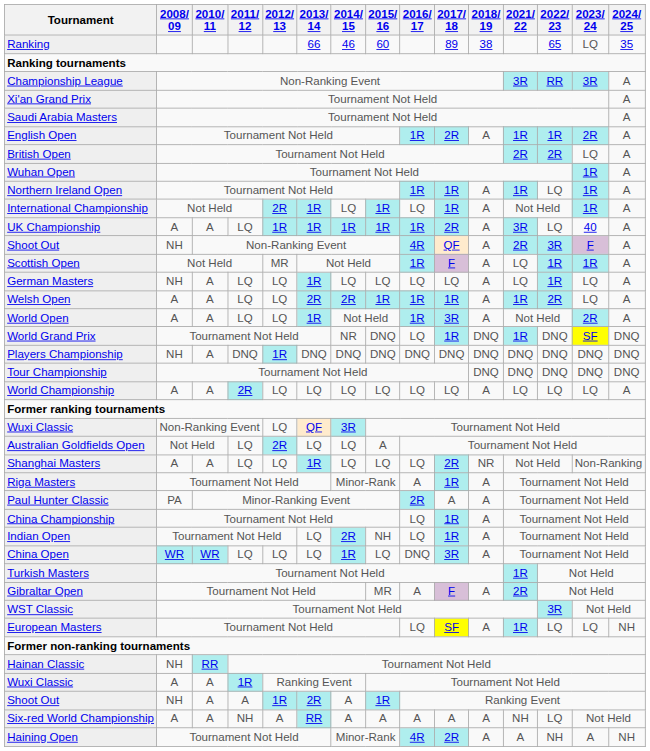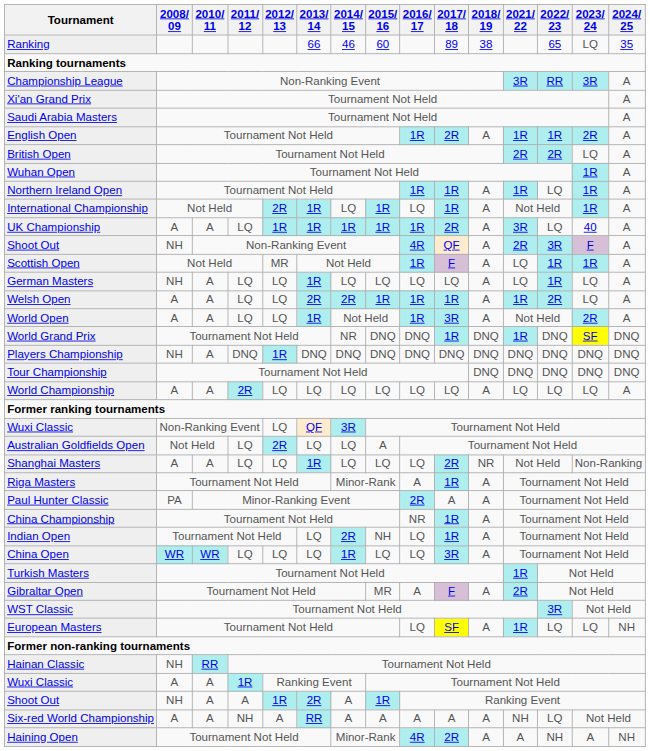(417, 336) LQ -> (417, 336) DNQ
(417, 518) LQ -> (417, 518) NR
(417, 554) DNQ -> (417, 554) LQ
